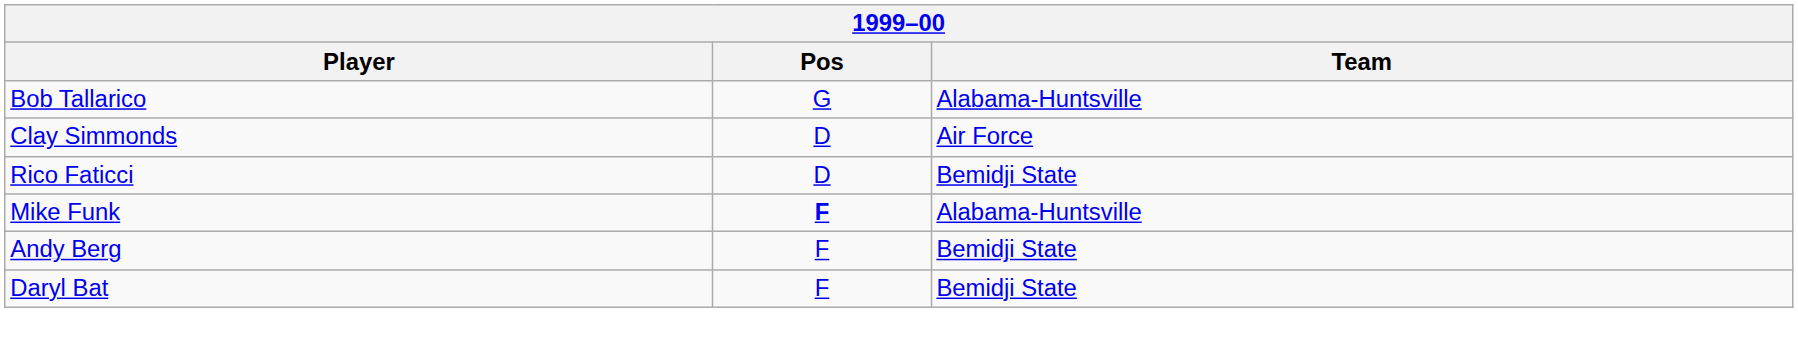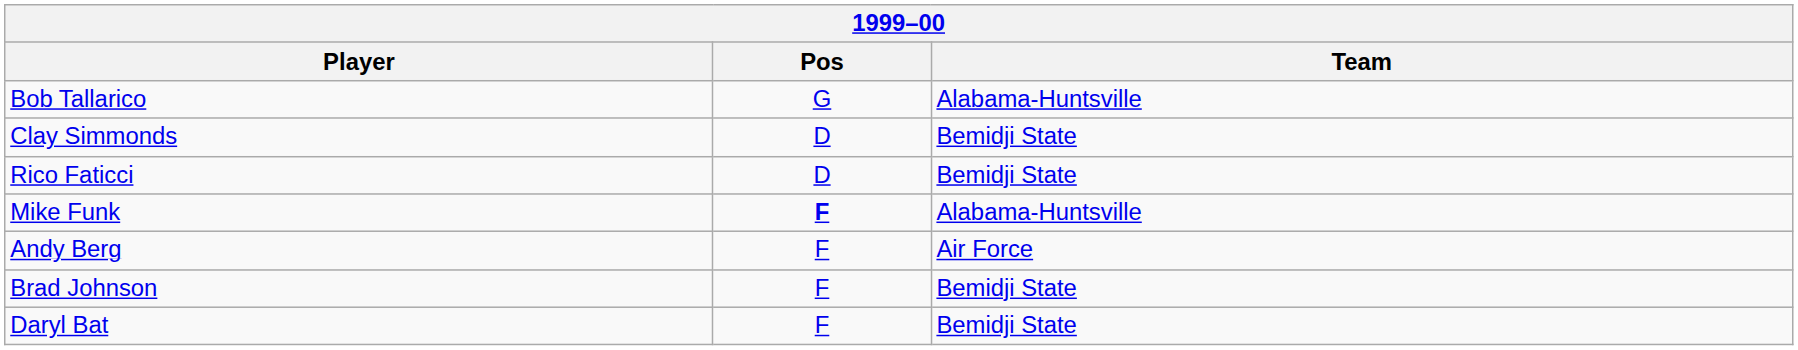(985, 136) Air Force -> (1007, 136) Bemidji State
(1007, 250) Bemidji State -> (985, 250) Air Force
+ row: (84, 288)
